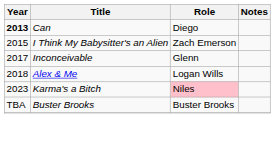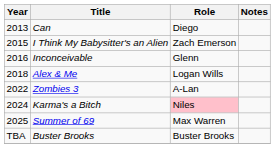(17, 27) bold -> (17, 27) normal
(17, 58) 2017 -> (17, 58) 2016
+ row: (56, 89)
(17, 89) 2023 -> (17, 105) 2024
+ row: (63, 120)
